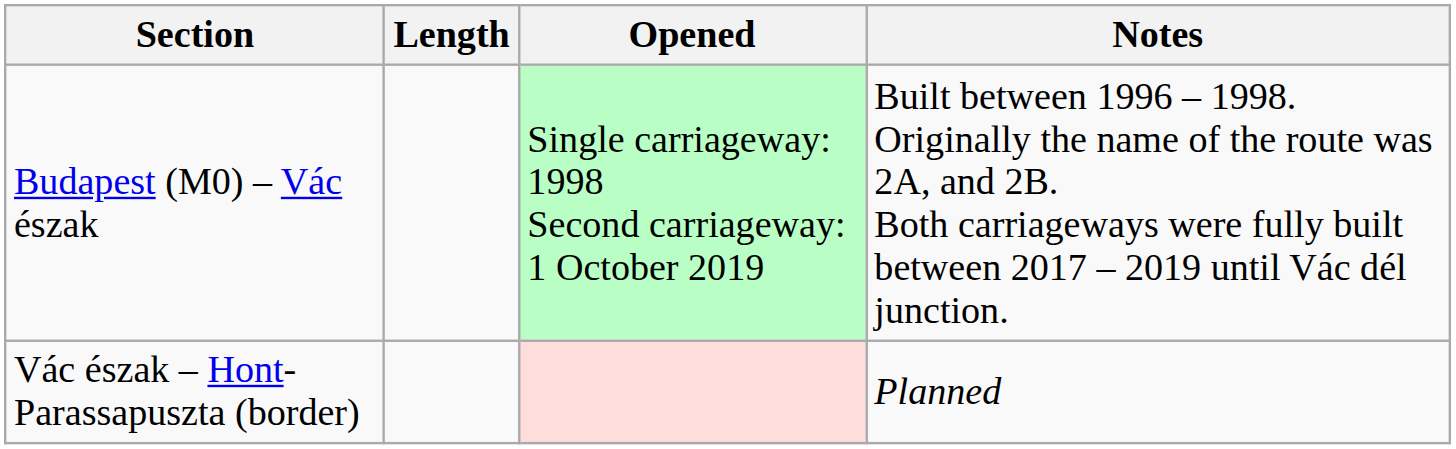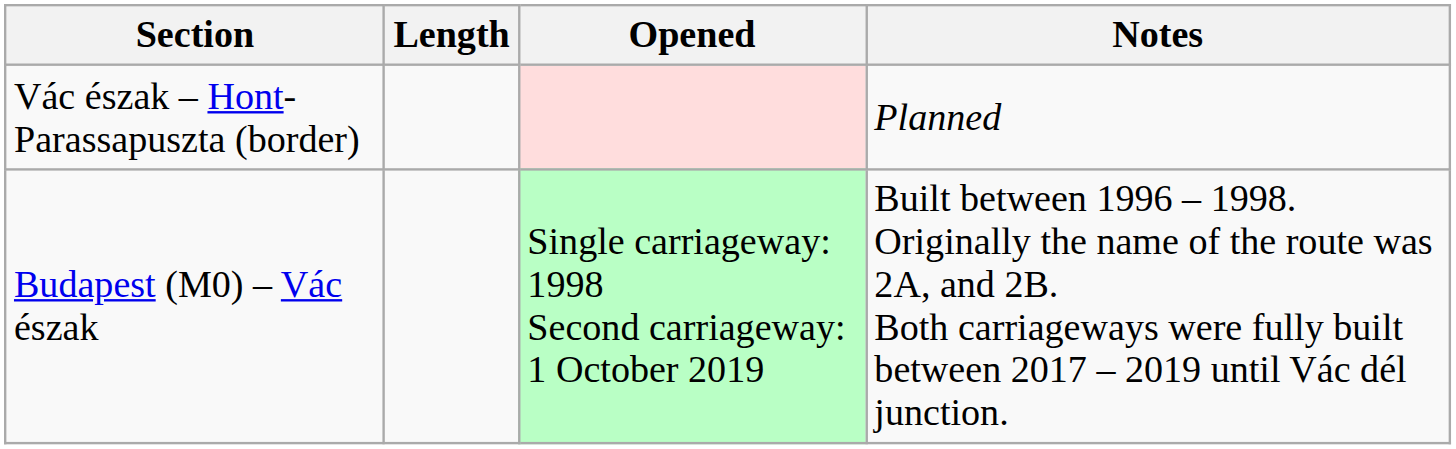rows swapped: (178, 202) <-> (187, 391)
